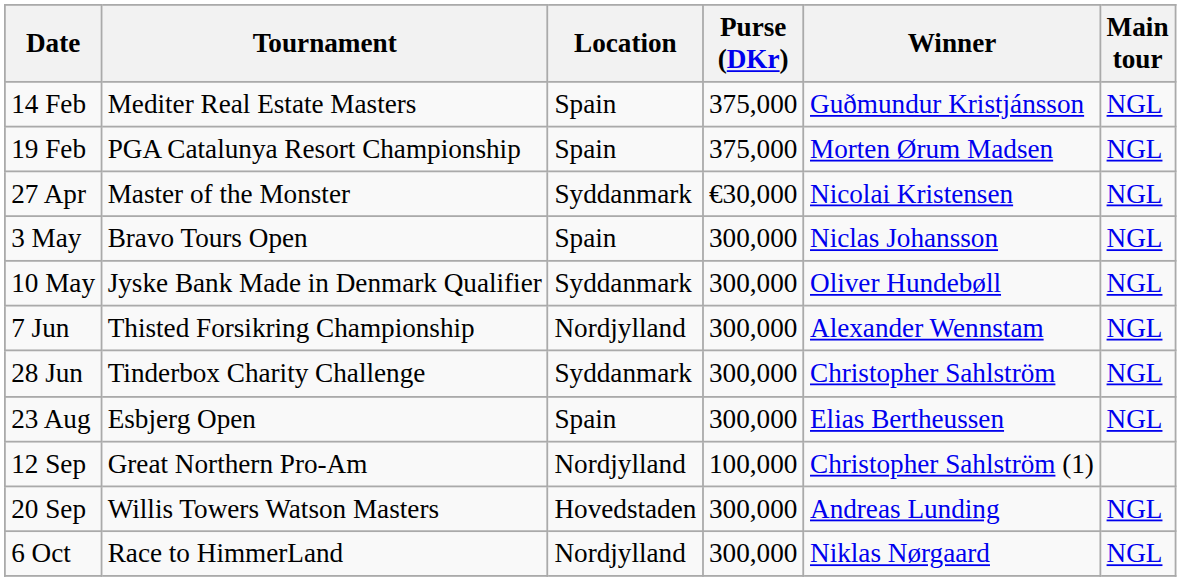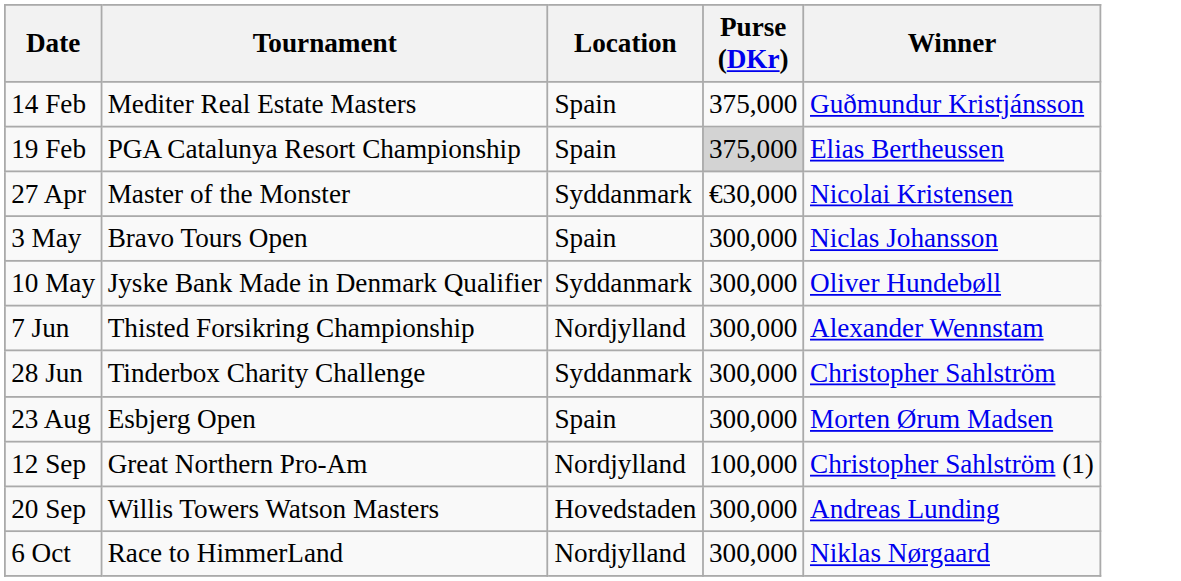- column: (1138, 43)
(753, 149) no background -> (753, 149) lightgrey background
(932, 149) Morten Ørum Madsen -> (907, 149) Elias Bertheussen
(907, 418) Elias Bertheussen -> (932, 418) Morten Ørum Madsen
